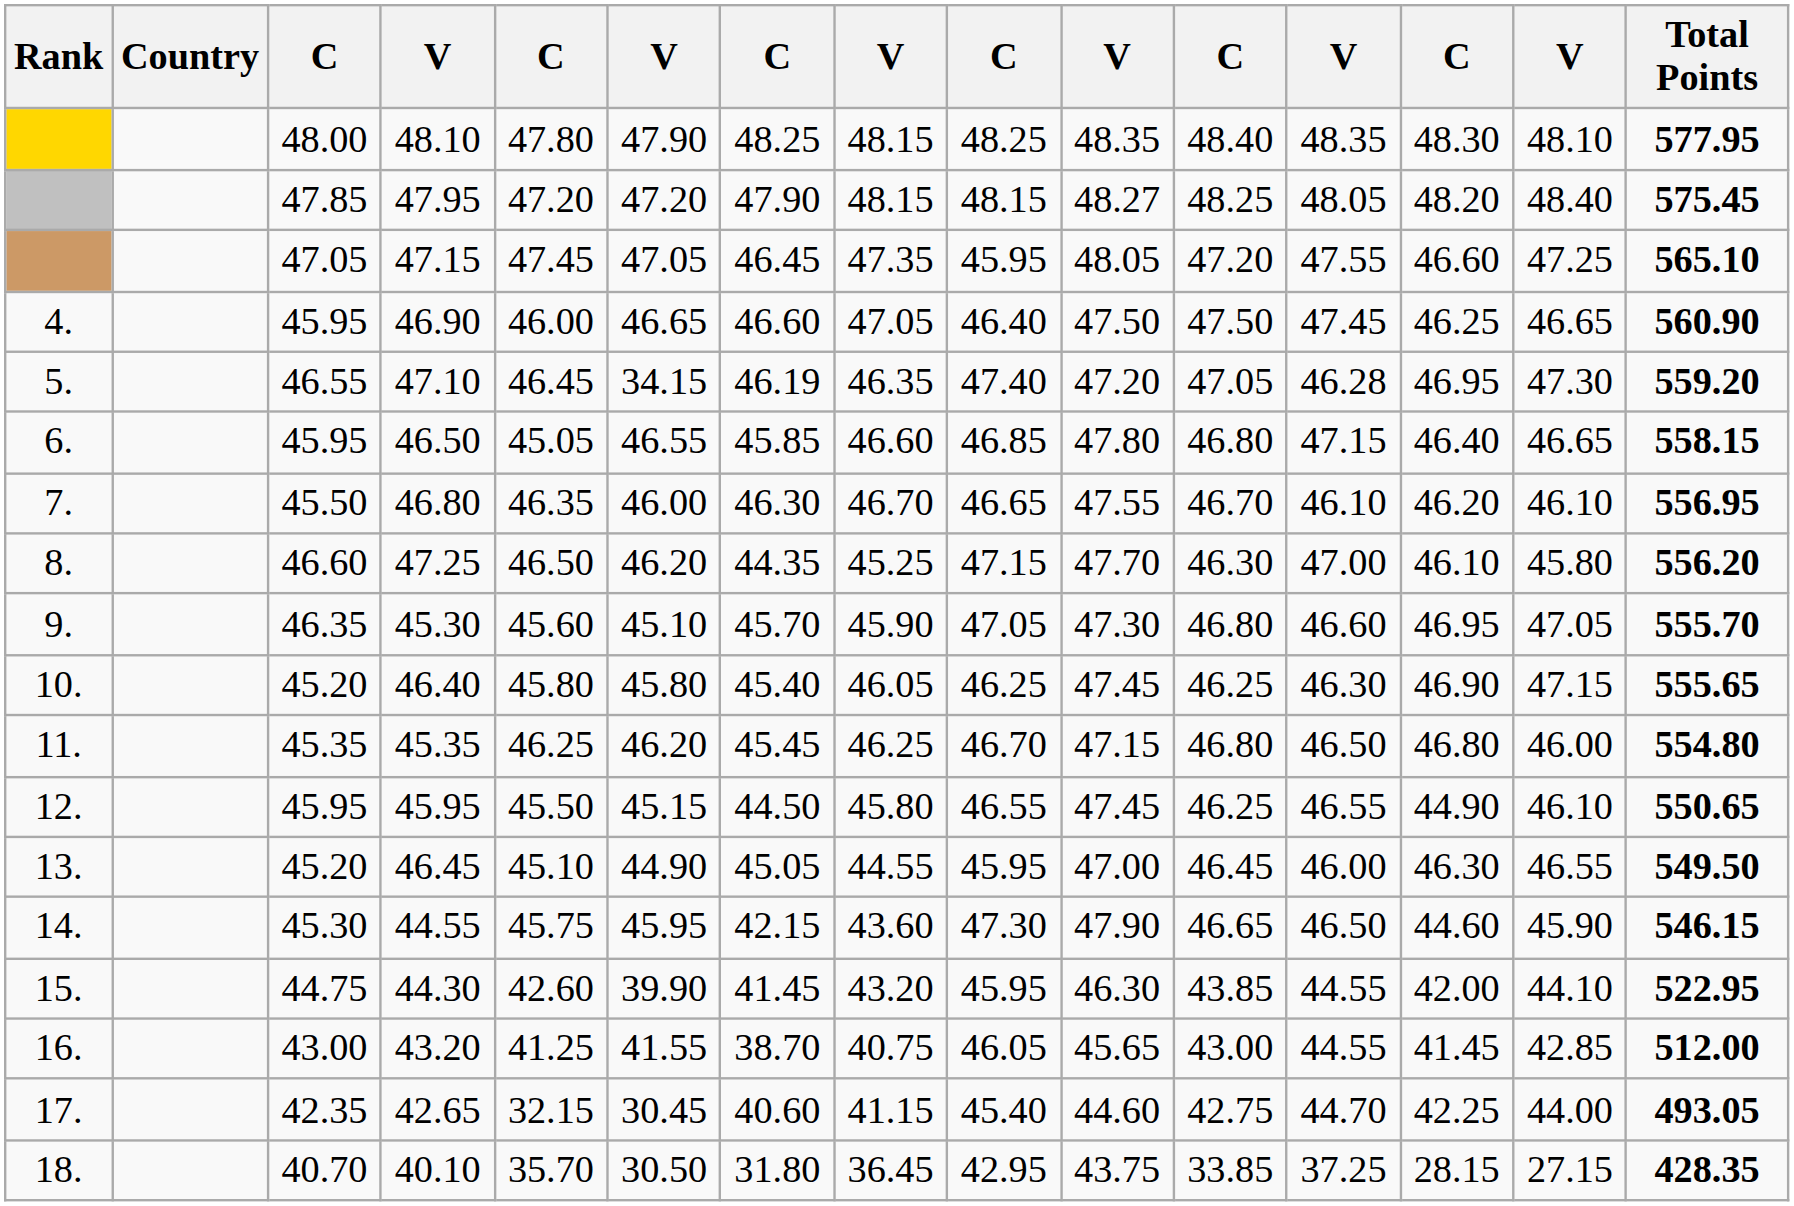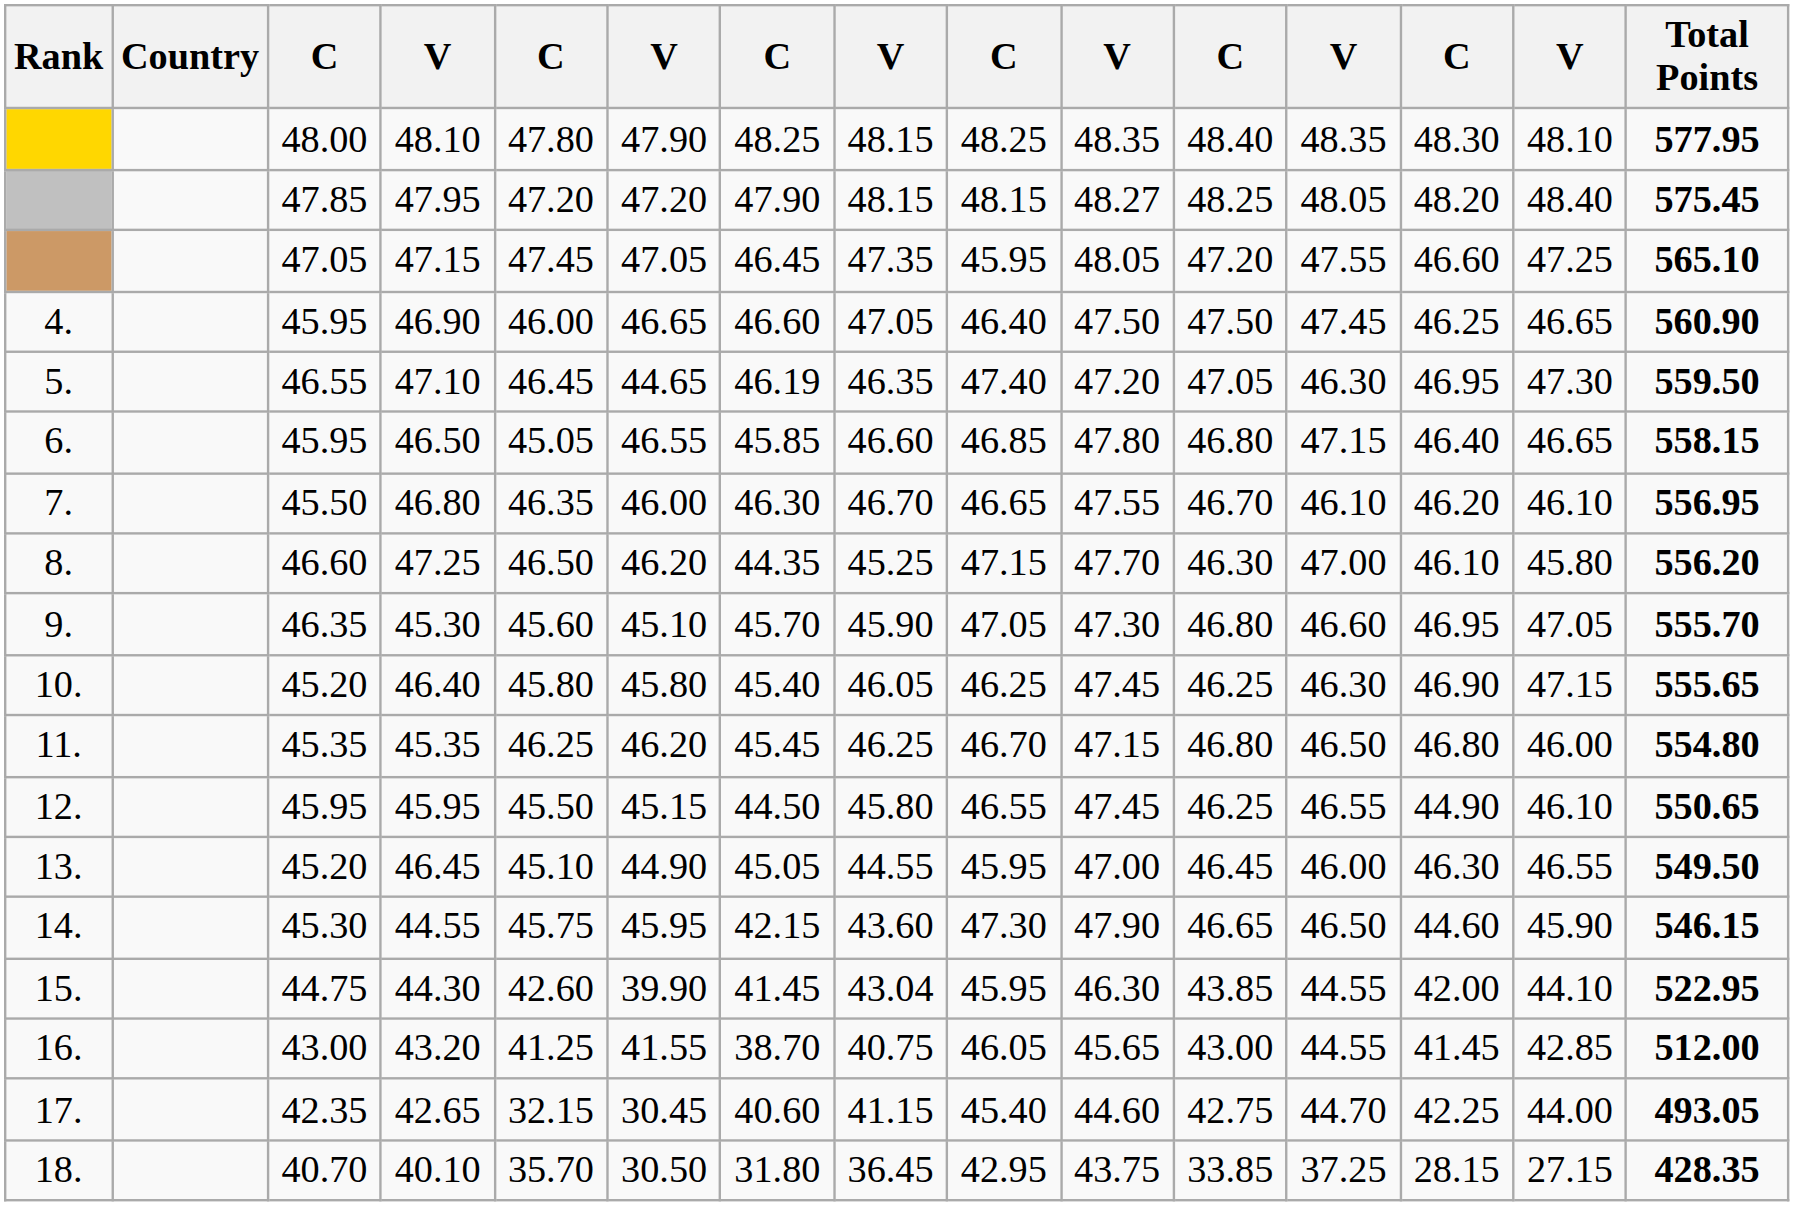(664, 381) 34.15 -> (664, 381) 44.65
(1343, 381) 46.28 -> (1343, 381) 46.30
(1707, 381) 559.20 -> (1707, 381) 559.50
(891, 987) 43.20 -> (891, 987) 43.04
